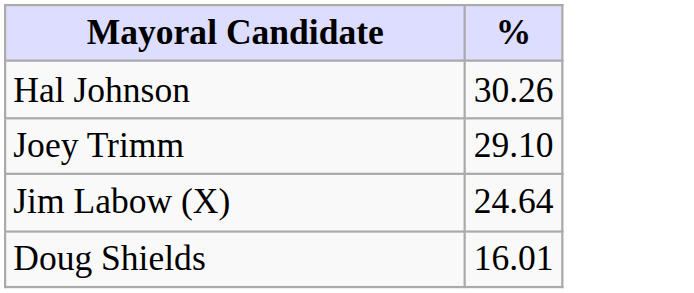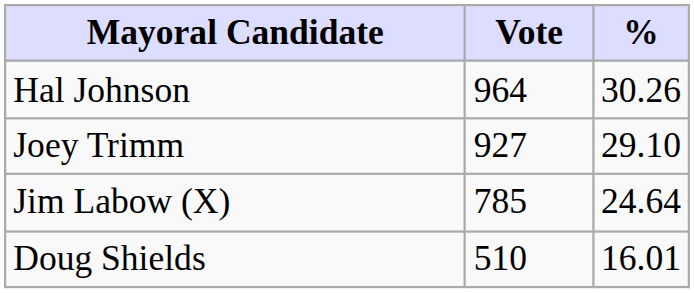+ column: (529, 32)
